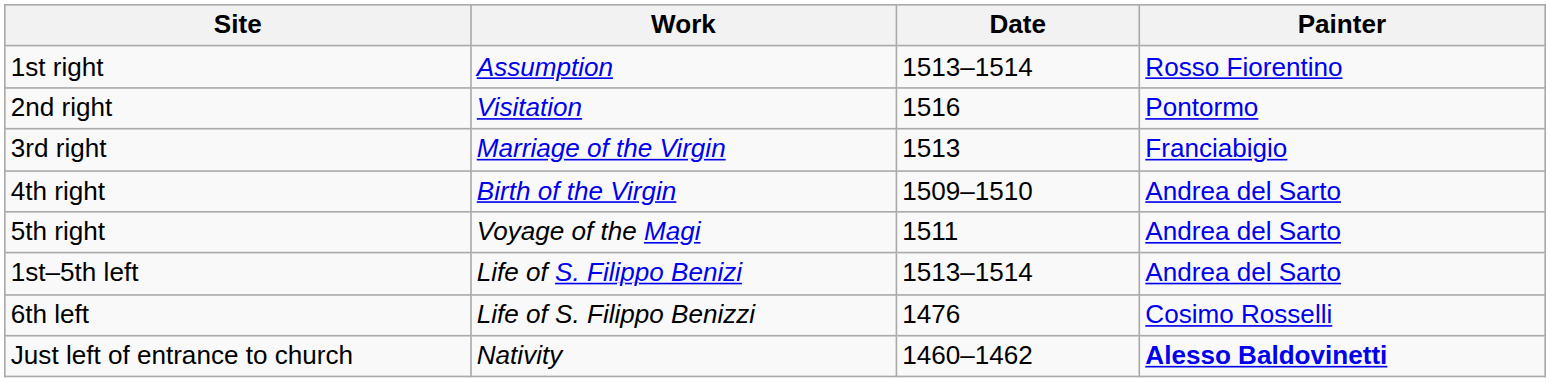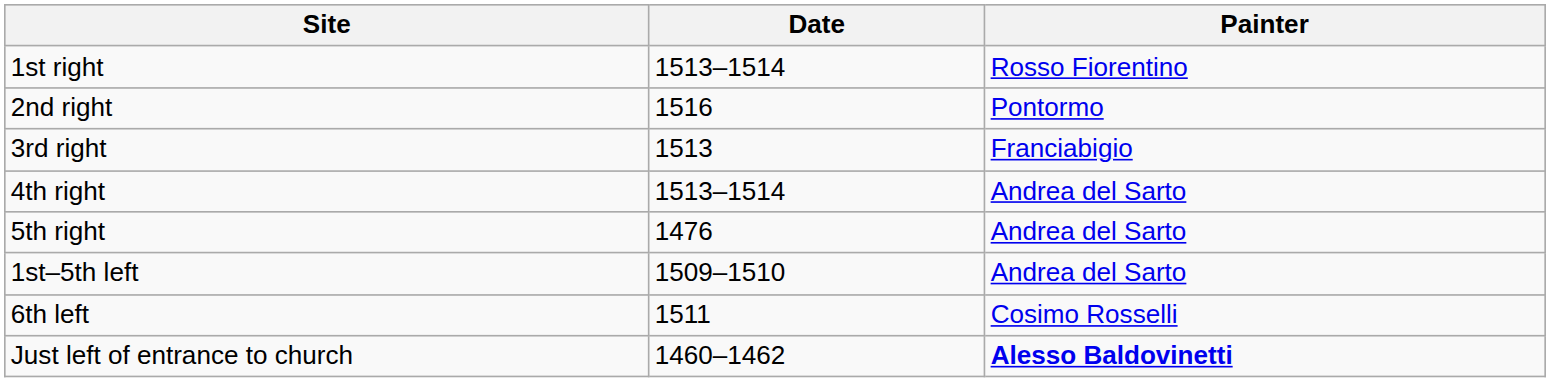- column: (683, 25)
(967, 190) 1509–1510 -> (720, 190) 1513–1514
(930, 231) 1511 -> (684, 231) 1476
(967, 273) 1513–1514 -> (720, 273) 1509–1510
(931, 314) 1476 -> (683, 314) 1511
